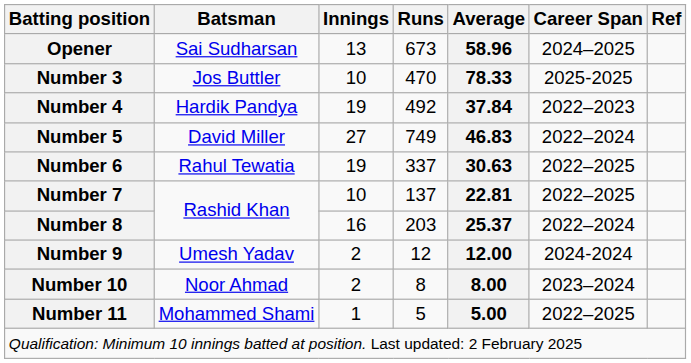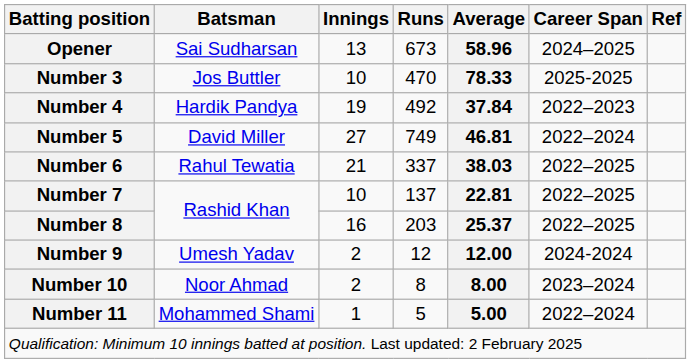(489, 136) 46.83 -> (489, 136) 46.81
(356, 166) 19 -> (356, 166) 21
(489, 166) 30.63 -> (489, 166) 38.03
(588, 225) 2022–2024 -> (588, 225) 2022–2025
(588, 313) 2022–2025 -> (588, 313) 2022–2024
